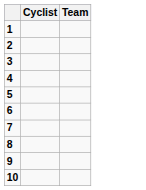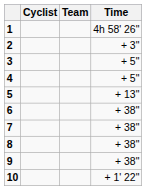+ column: (116, 12)
